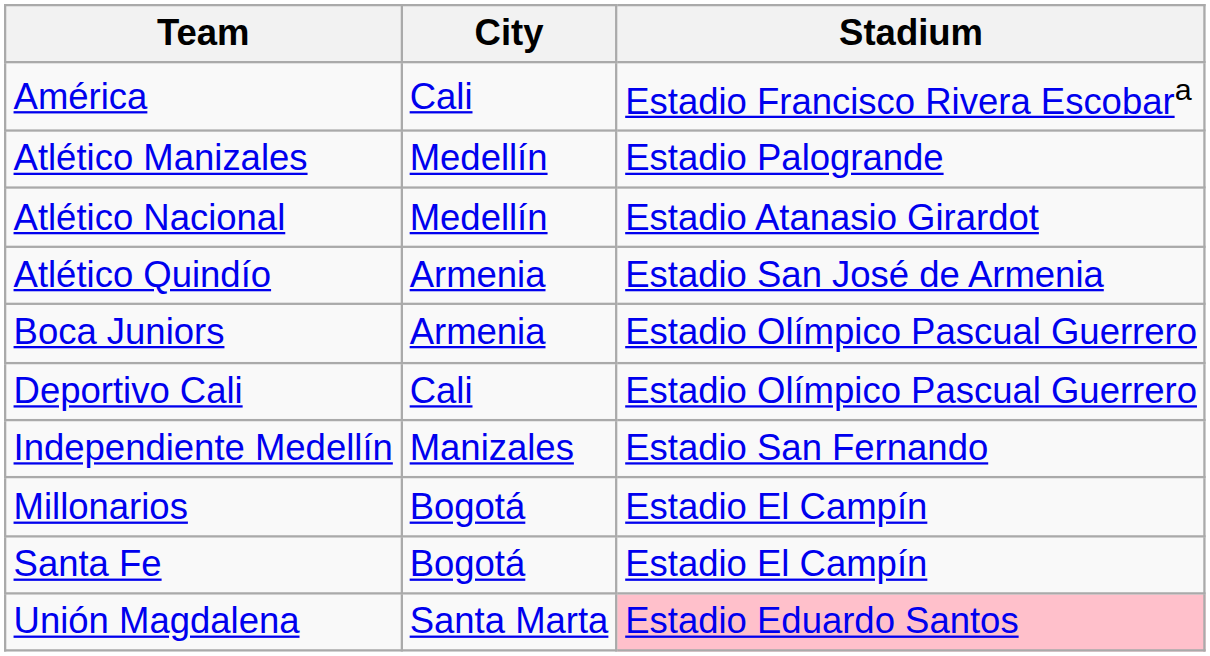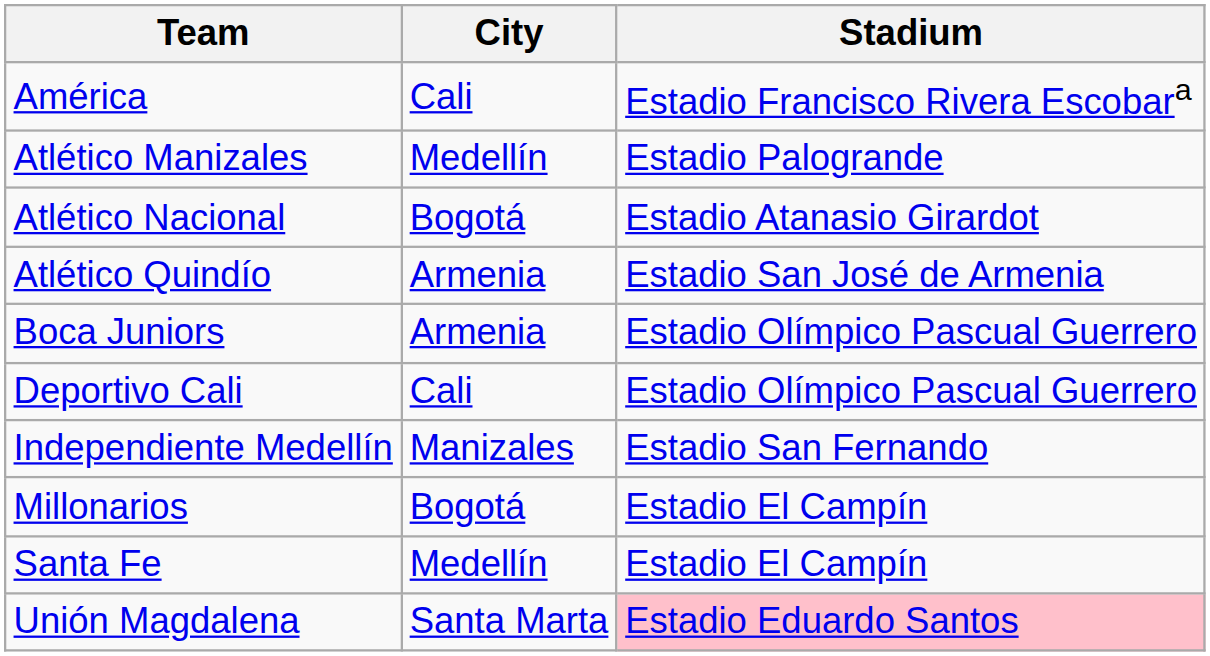(479, 216) Medellín -> (467, 216) Bogotá
(467, 563) Bogotá -> (479, 563) Medellín
